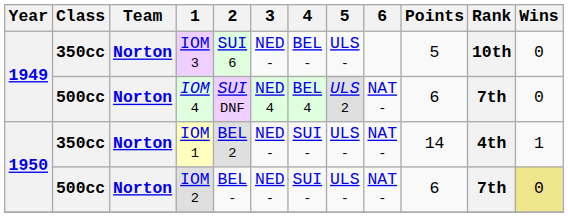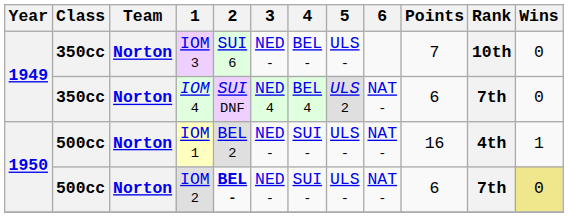(434, 54) 5 -> (434, 54) 7
(81, 99) 500cc -> (81, 99) 350cc
(81, 144) 350cc -> (81, 144) 500cc
(434, 144) 14 -> (434, 144) 16
(232, 189) normal -> (232, 190) bold
